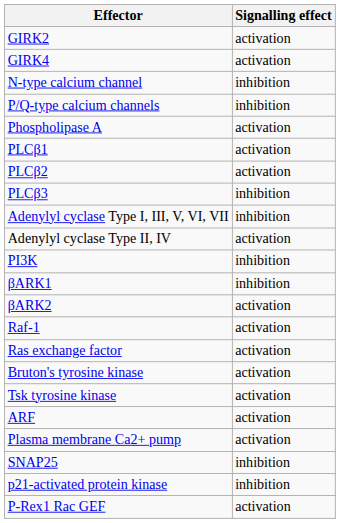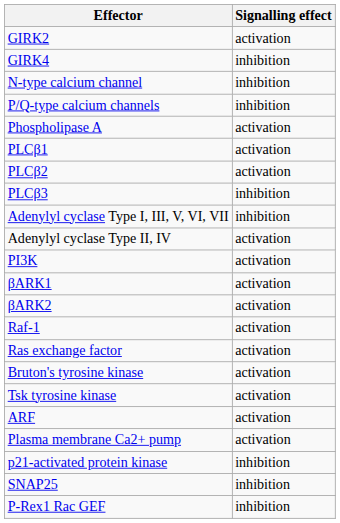(263, 60) activation -> (263, 60) inhibition
(263, 261) inhibition -> (263, 261) activation
(263, 283) inhibition -> (263, 283) activation
rows swapped: (87, 484) <-> (33, 462)
(263, 506) activation -> (263, 506) inhibition
